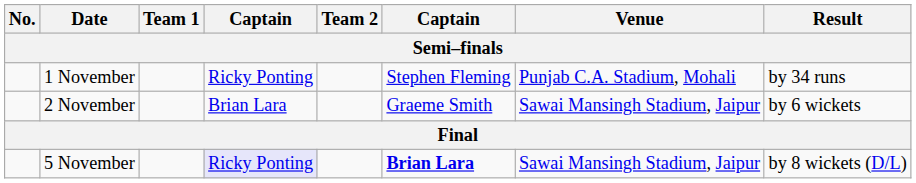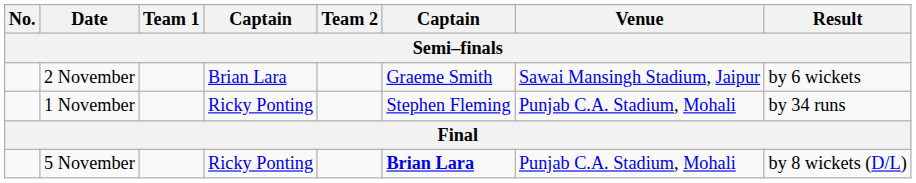rows swapped: (89, 76) <-> (89, 105)
(261, 163) lavender background -> (261, 163) no background
(640, 163) Sawai Mansingh Stadium, Jaipur -> (627, 163) Punjab C.A. Stadium, Mohali
